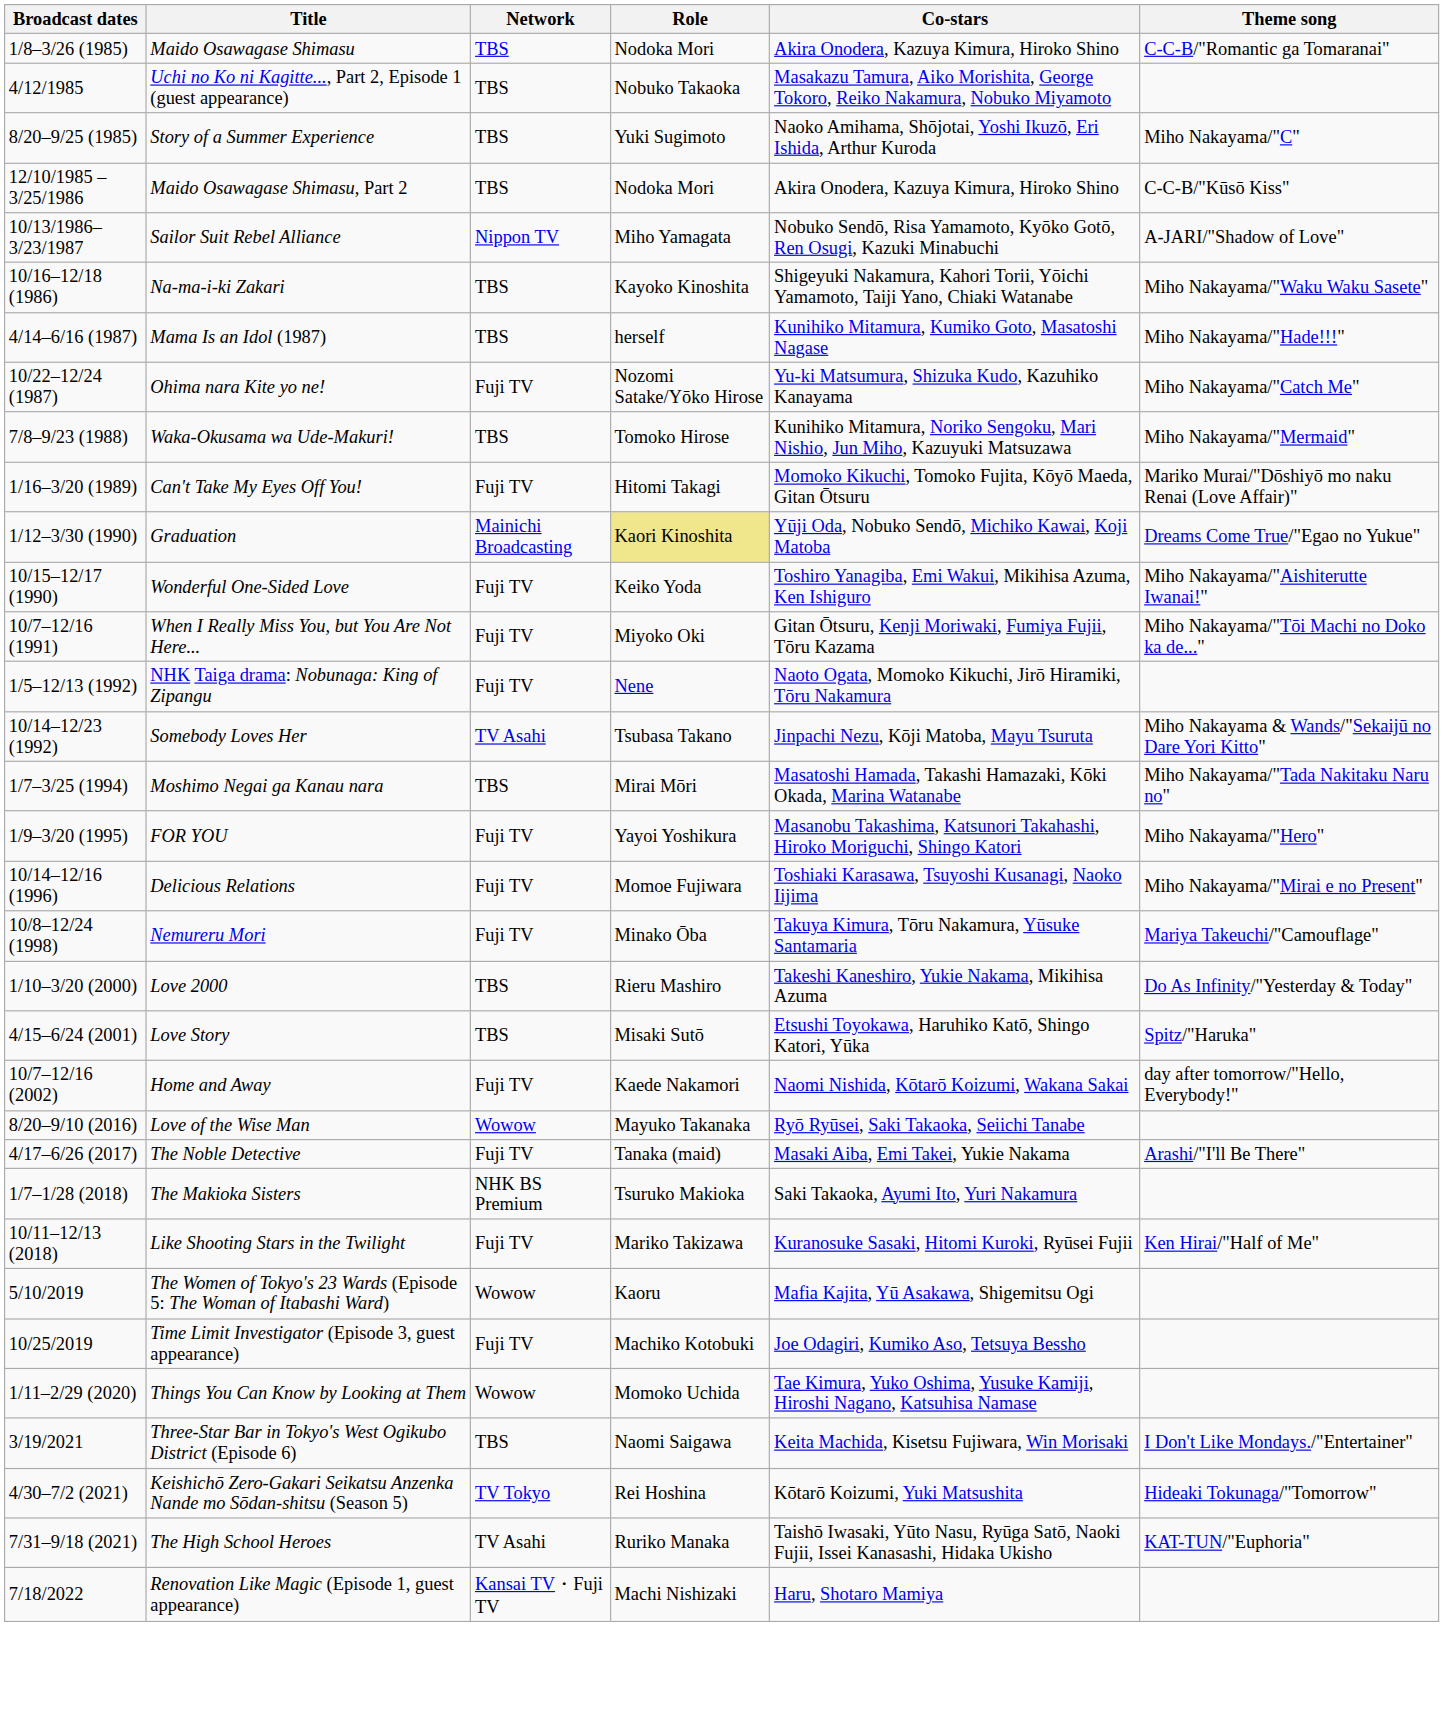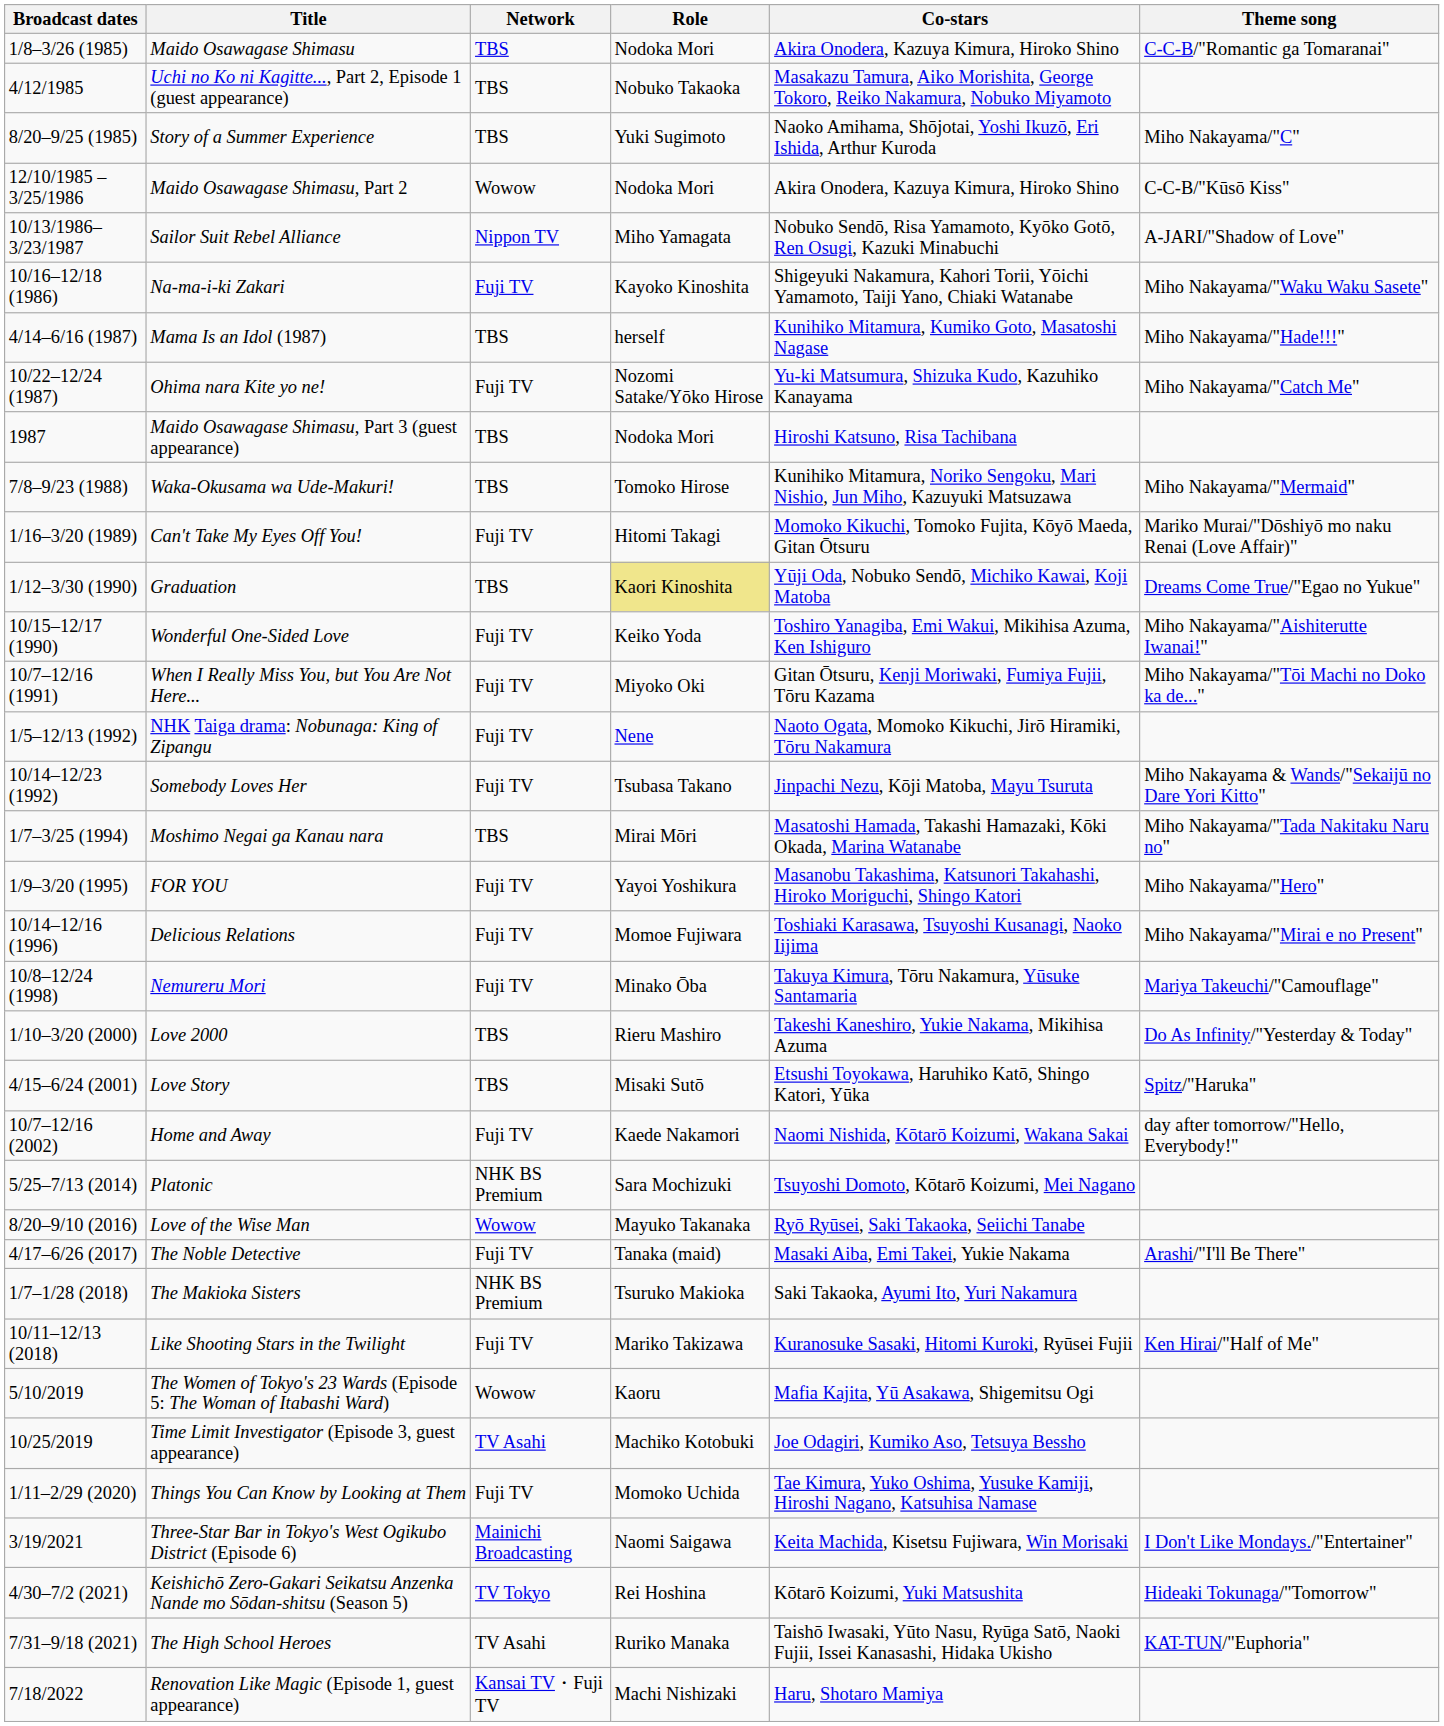(492, 187) TBS -> (505, 187) Wowow
(492, 287) TBS -> (504, 287) Fuji TV
+ row: (304, 436)
(524, 536) Mainichi Broadcasting -> (492, 586) TBS
(510, 736) TV Asahi -> (504, 786) Fuji TV
+ row: (181, 1185)
(504, 1343) Fuji TV -> (510, 1443) TV Asahi
(505, 1393) Wowow -> (504, 1492) Fuji TV
(492, 1443) TBS -> (524, 1542) Mainichi Broadcasting
